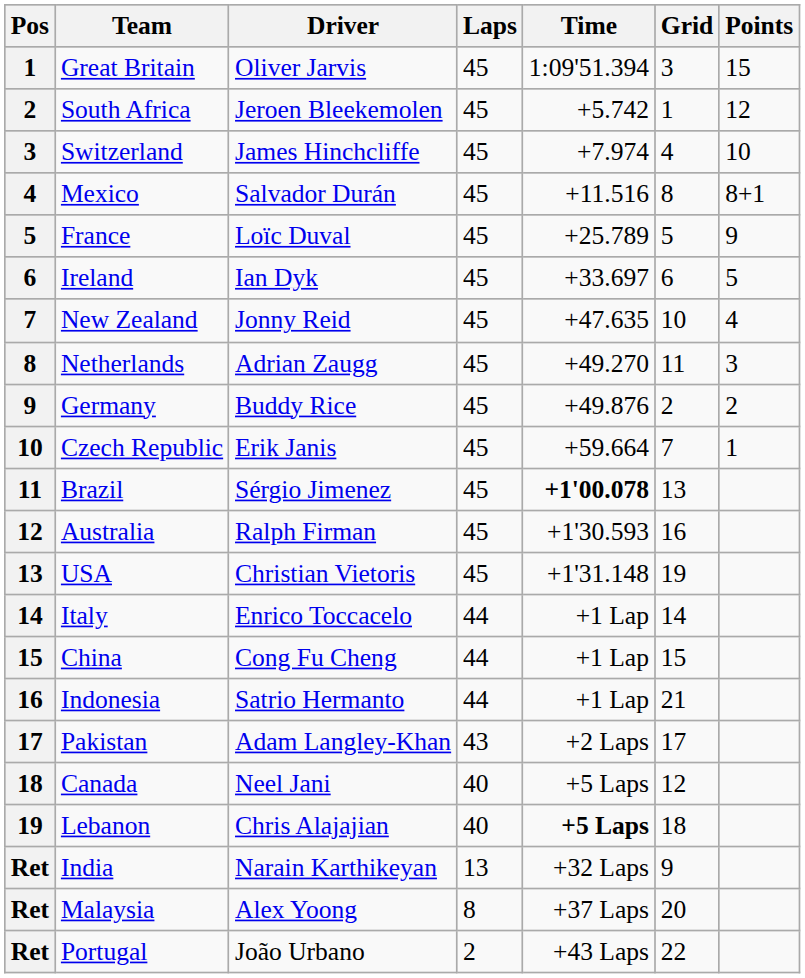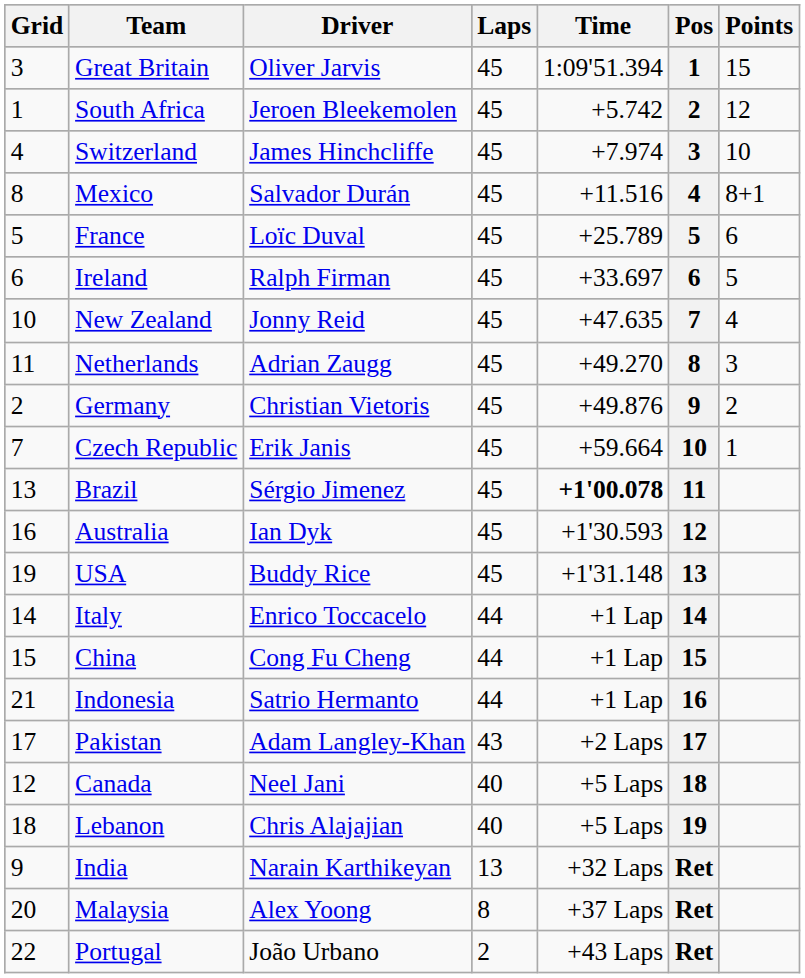columns swapped: (30, 25) <-> (687, 25)
(732, 236) 9 -> (732, 236) 6
(276, 278) Ian Dyk -> (320, 278) Ralph Firman
(296, 404) Buddy Rice -> (339, 404) Christian Vietoris
(306, 530) Ralph Firman -> (291, 530) Ian Dyk
(325, 573) Christian Vietoris -> (310, 573) Buddy Rice
(605, 825) bold -> (622, 825) normal
